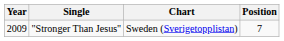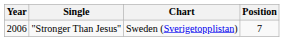(17, 28) 2009 -> (17, 28) 2006
